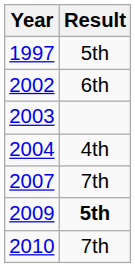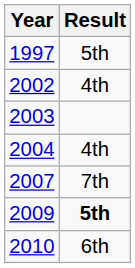(95, 85) 6th -> (95, 85) 4th
(95, 246) 7th -> (95, 246) 6th
